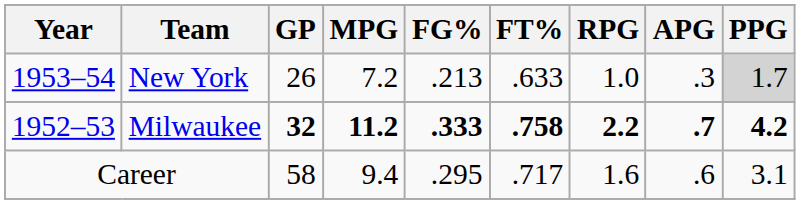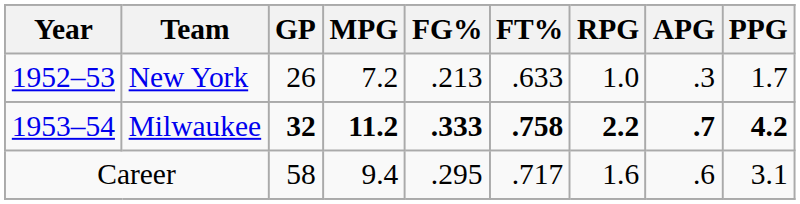(63, 77) 1953–54 -> (63, 77) 1952–53
(769, 77) lightgrey background -> (769, 77) no background
(63, 126) 1952–53 -> (63, 126) 1953–54
